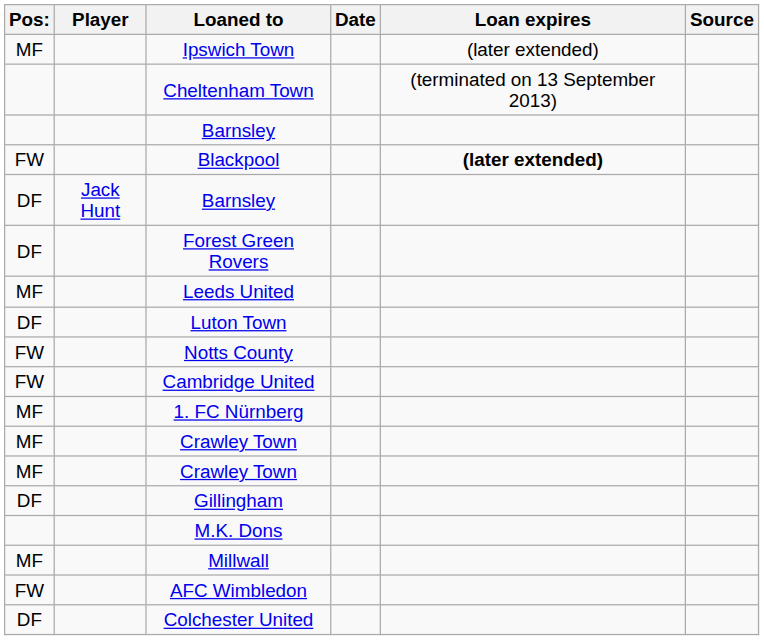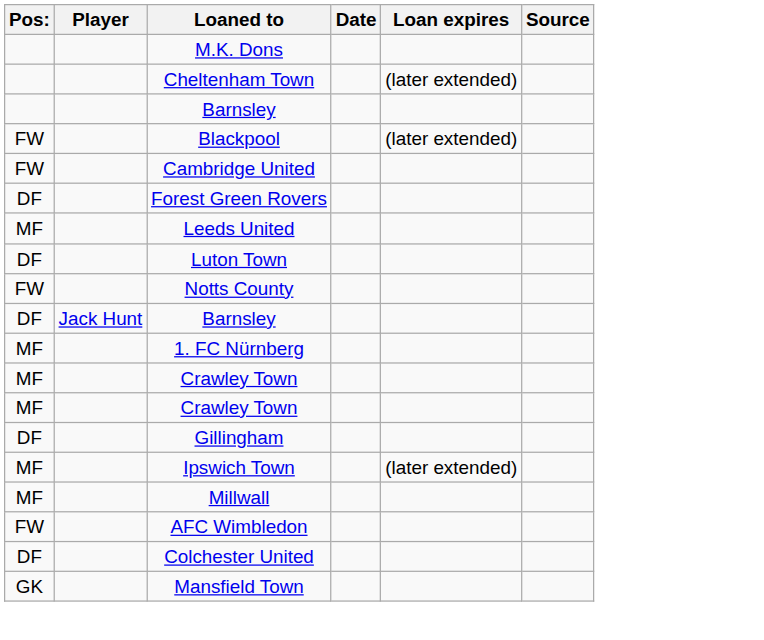rows swapped: (29, 531) <-> (29, 50)
(533, 90) (terminated on 13 September 2013) -> (451, 79) (later extended)
(533, 160) bold -> (451, 139) normal
rows swapped: (29, 381) <-> (29, 201)
+ row: (29, 587)
